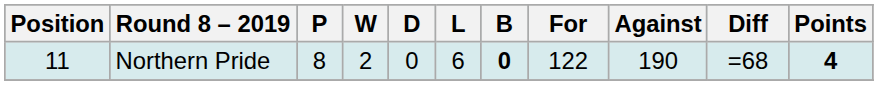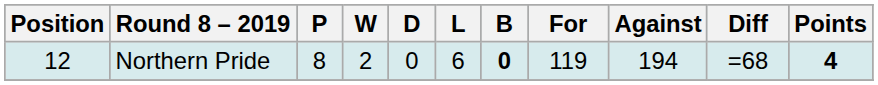(57, 61) 11 -> (57, 61) 12
(568, 61) 122 -> (568, 61) 119
(658, 61) 190 -> (658, 61) 194
